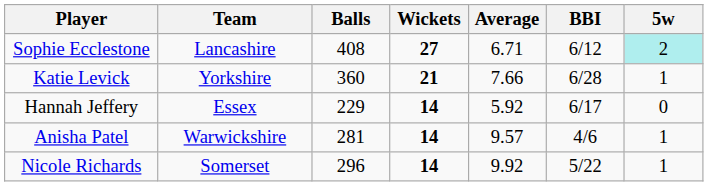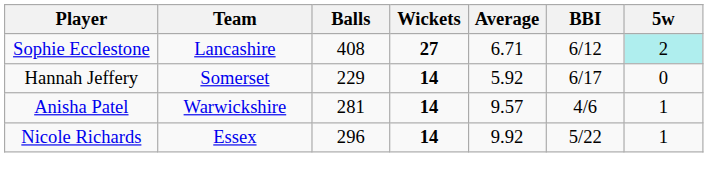- row: (81, 78)
(235, 107) Essex -> (235, 78) Somerset
(235, 166) Somerset -> (235, 136) Essex
